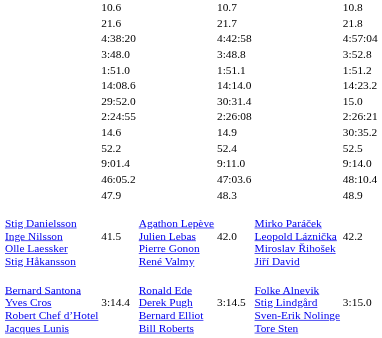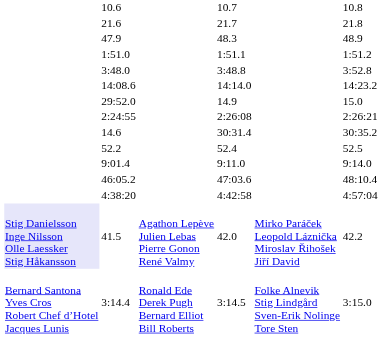rows swapped: (111, 195) <-> (119, 38)
rows swapped: (116, 70) <-> (116, 54)
(234, 101) 30:31.4 -> (227, 101) 14.9
(227, 132) 14.9 -> (234, 132) 30:31.4
(41, 242) no background -> (41, 242) lavender background
